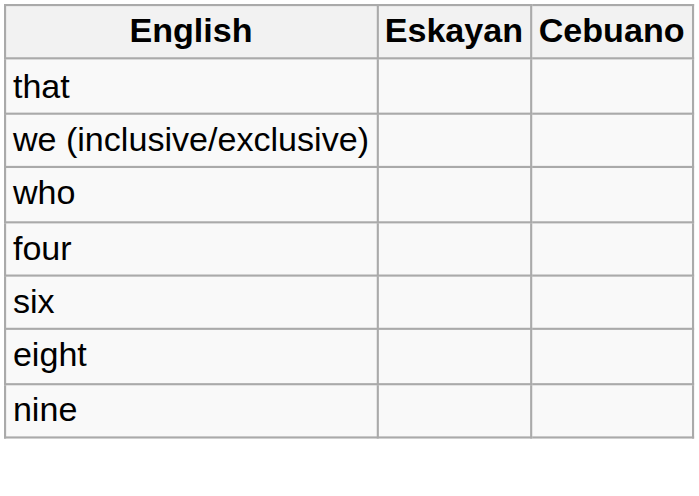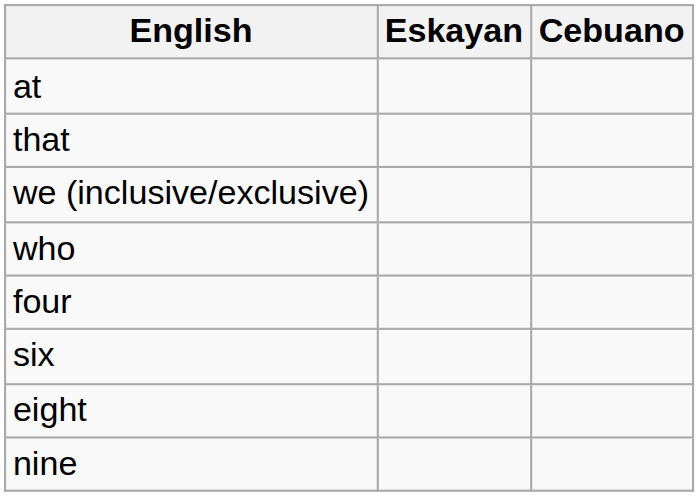+ row: (27, 85)
